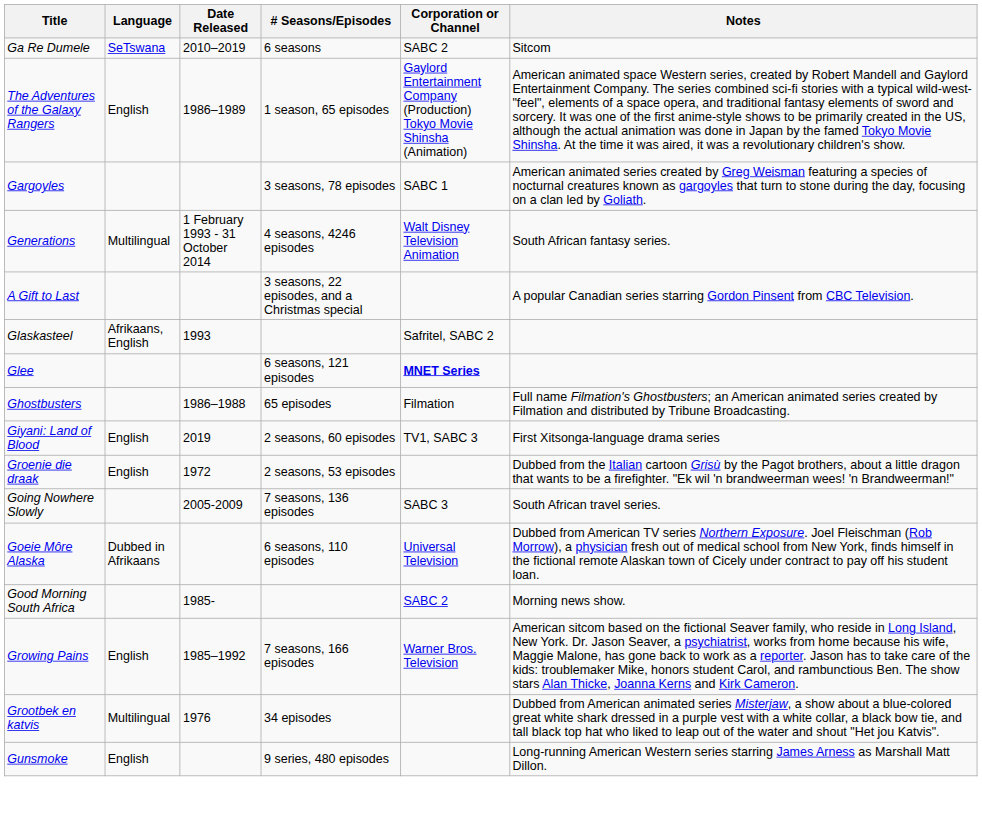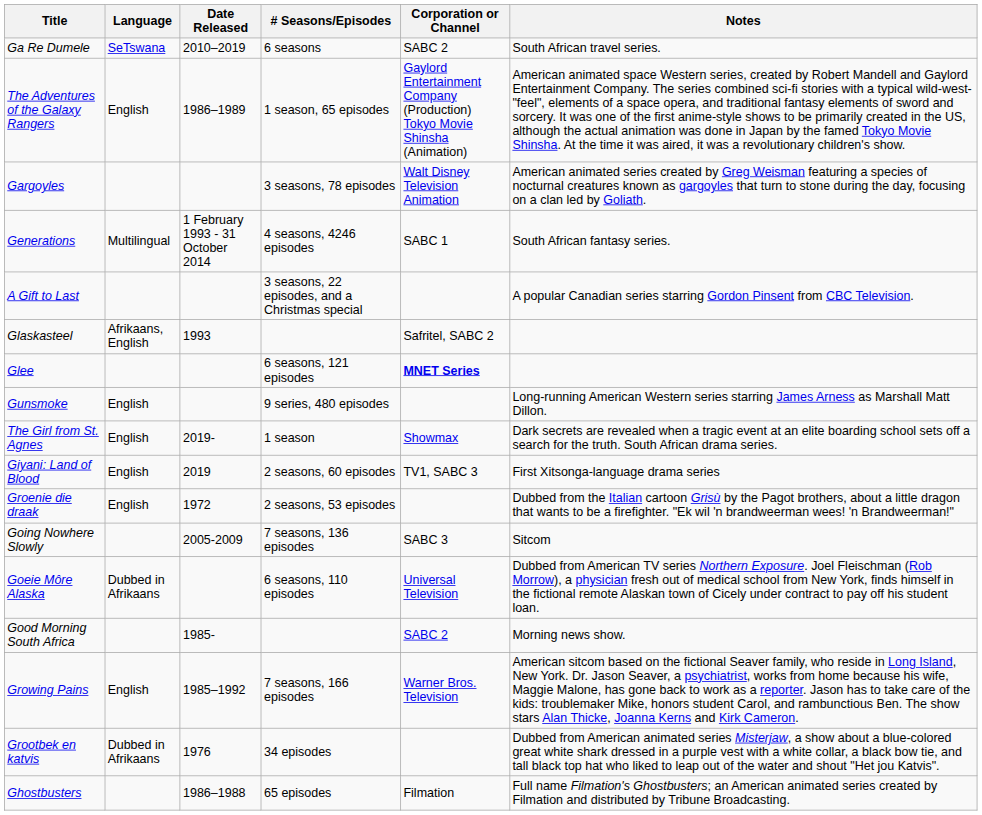(531, 48) Sitcom -> (587, 48) South African travel series.
(426, 186) SABC 1 -> (437, 186) Walt Disney Television Animation
(437, 240) Walt Disney Television Animation -> (426, 240) SABC 1
rows swapped: (44, 404) <-> (37, 759)
+ row: (53, 438)
(587, 505) South African travel series. -> (531, 539) Sitcom
(139, 718) Multilingual -> (136, 752) Dubbed in Afrikaans
